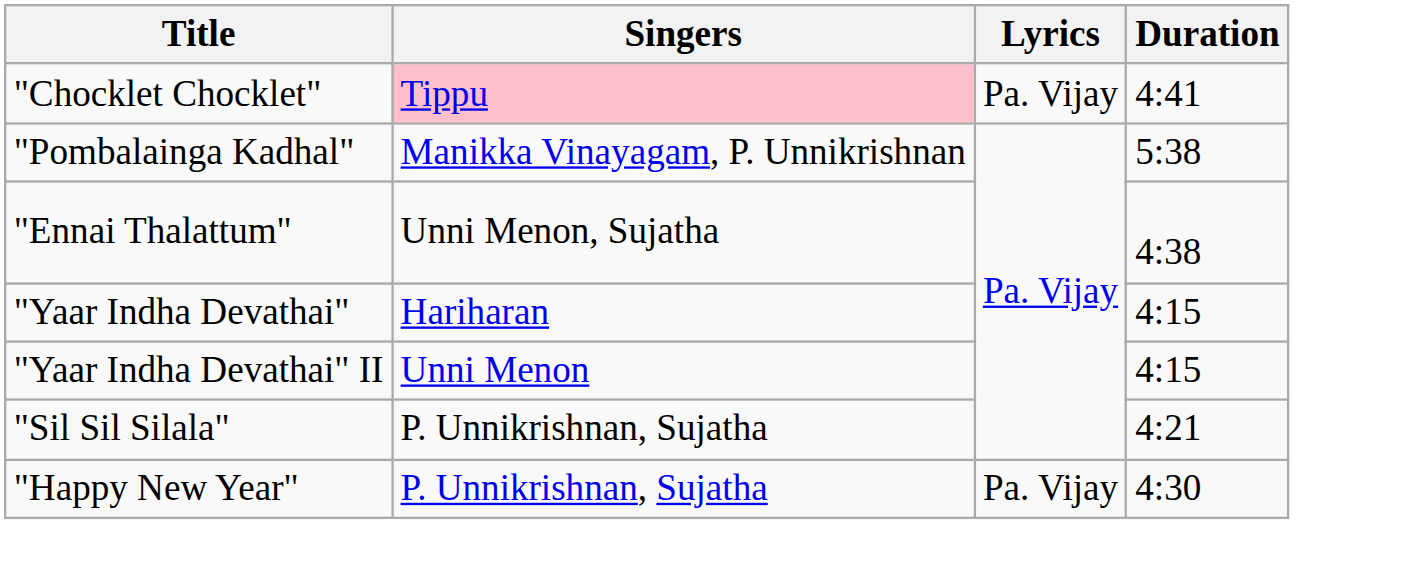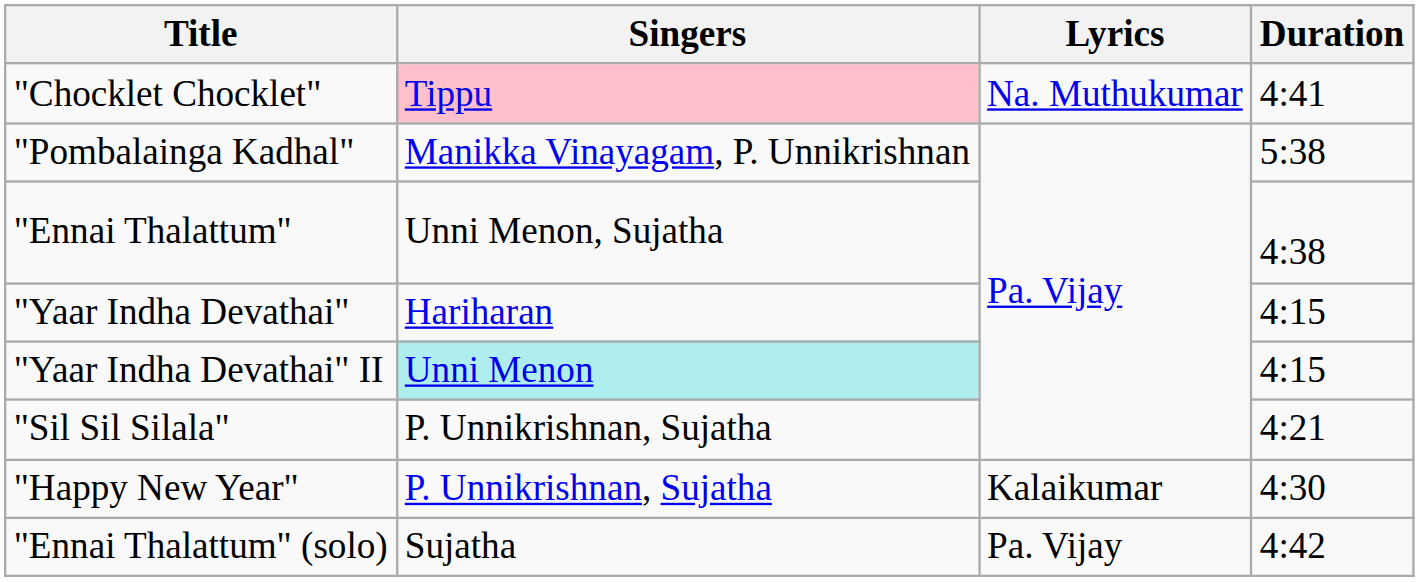(1051, 92) Pa. Vijay -> (1115, 92) Na. Muthukumar
(495, 370) no background -> (499, 370) paleturquoise background
(1051, 487) Pa. Vijay -> (1075, 487) Kalaikumar
+ row: (201, 546)
